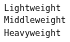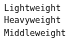rows swapped: (35, 20) <-> (32, 33)
